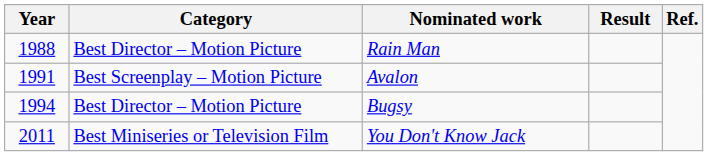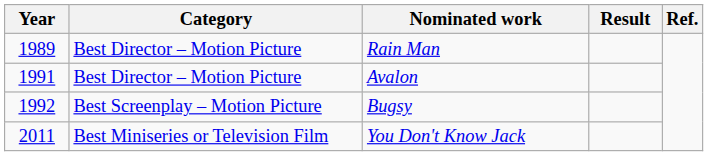(37, 48) 1988 -> (37, 48) 1989
(198, 77) Best Screenplay – Motion Picture -> (187, 77) Best Director – Motion Picture
(37, 106) 1994 -> (37, 106) 1992
(187, 106) Best Director – Motion Picture -> (198, 106) Best Screenplay – Motion Picture
